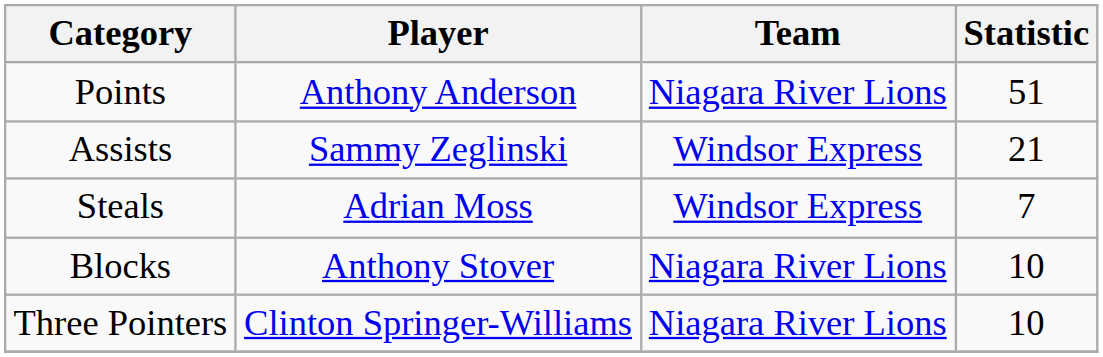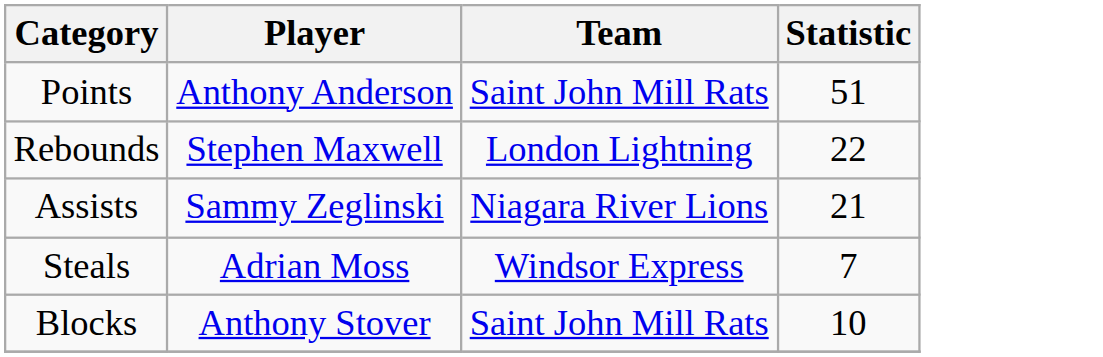(798, 91) Niagara River Lions -> (619, 91) Saint John Mill Rats
+ row: (87, 149)
(798, 149) Windsor Express -> (619, 206) Niagara River Lions
(798, 264) Niagara River Lions -> (619, 322) Saint John Mill Rats
- row: (120, 322)
